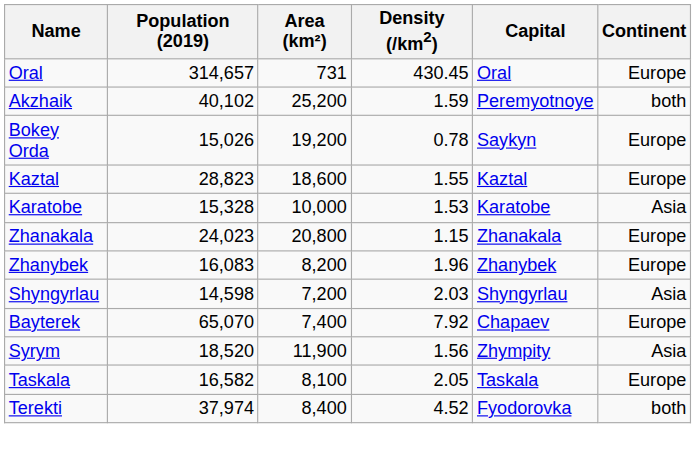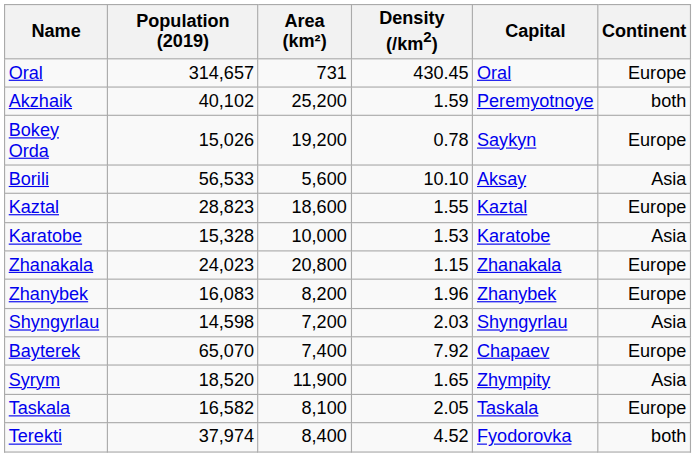+ row: (29, 179)
(451, 351) 1.56 -> (451, 379) 1.65
